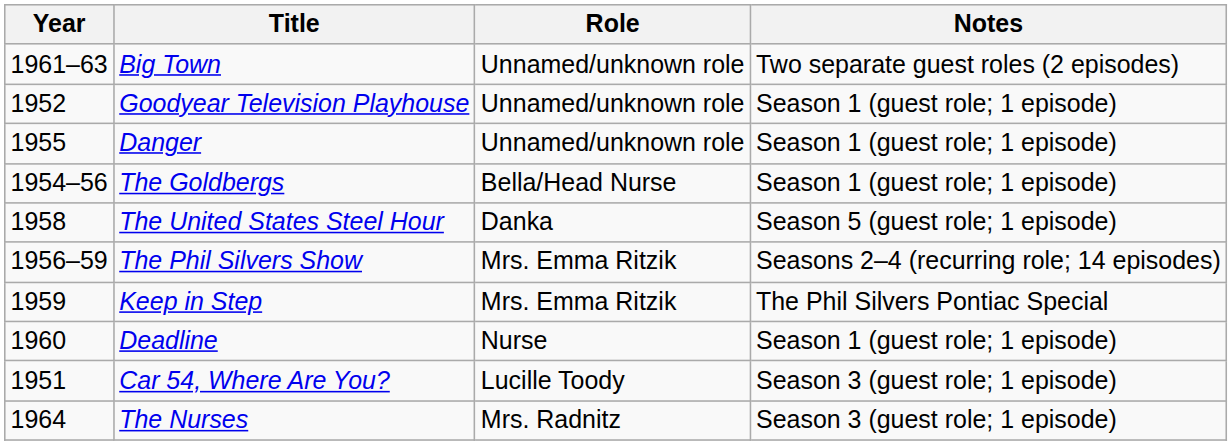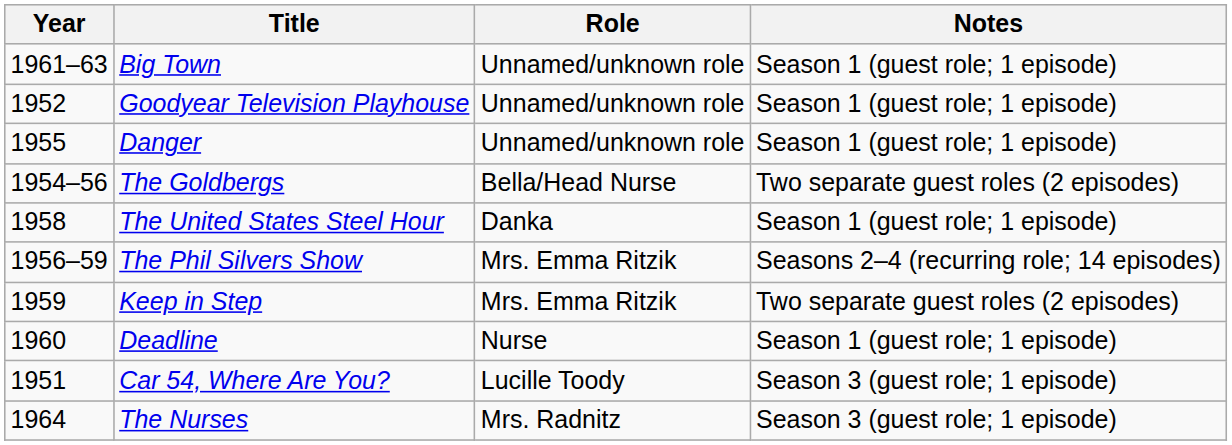(968, 63) Two separate guest roles (2 episodes) -> (936, 63) Season 1 (guest role; 1 episode)
(936, 182) Season 1 (guest role; 1 episode) -> (968, 182) Two separate guest roles (2 episodes)
(936, 222) Season 5 (guest role; 1 episode) -> (936, 222) Season 1 (guest role; 1 episode)
(932, 301) The Phil Silvers Pontiac Special -> (968, 301) Two separate guest roles (2 episodes)
